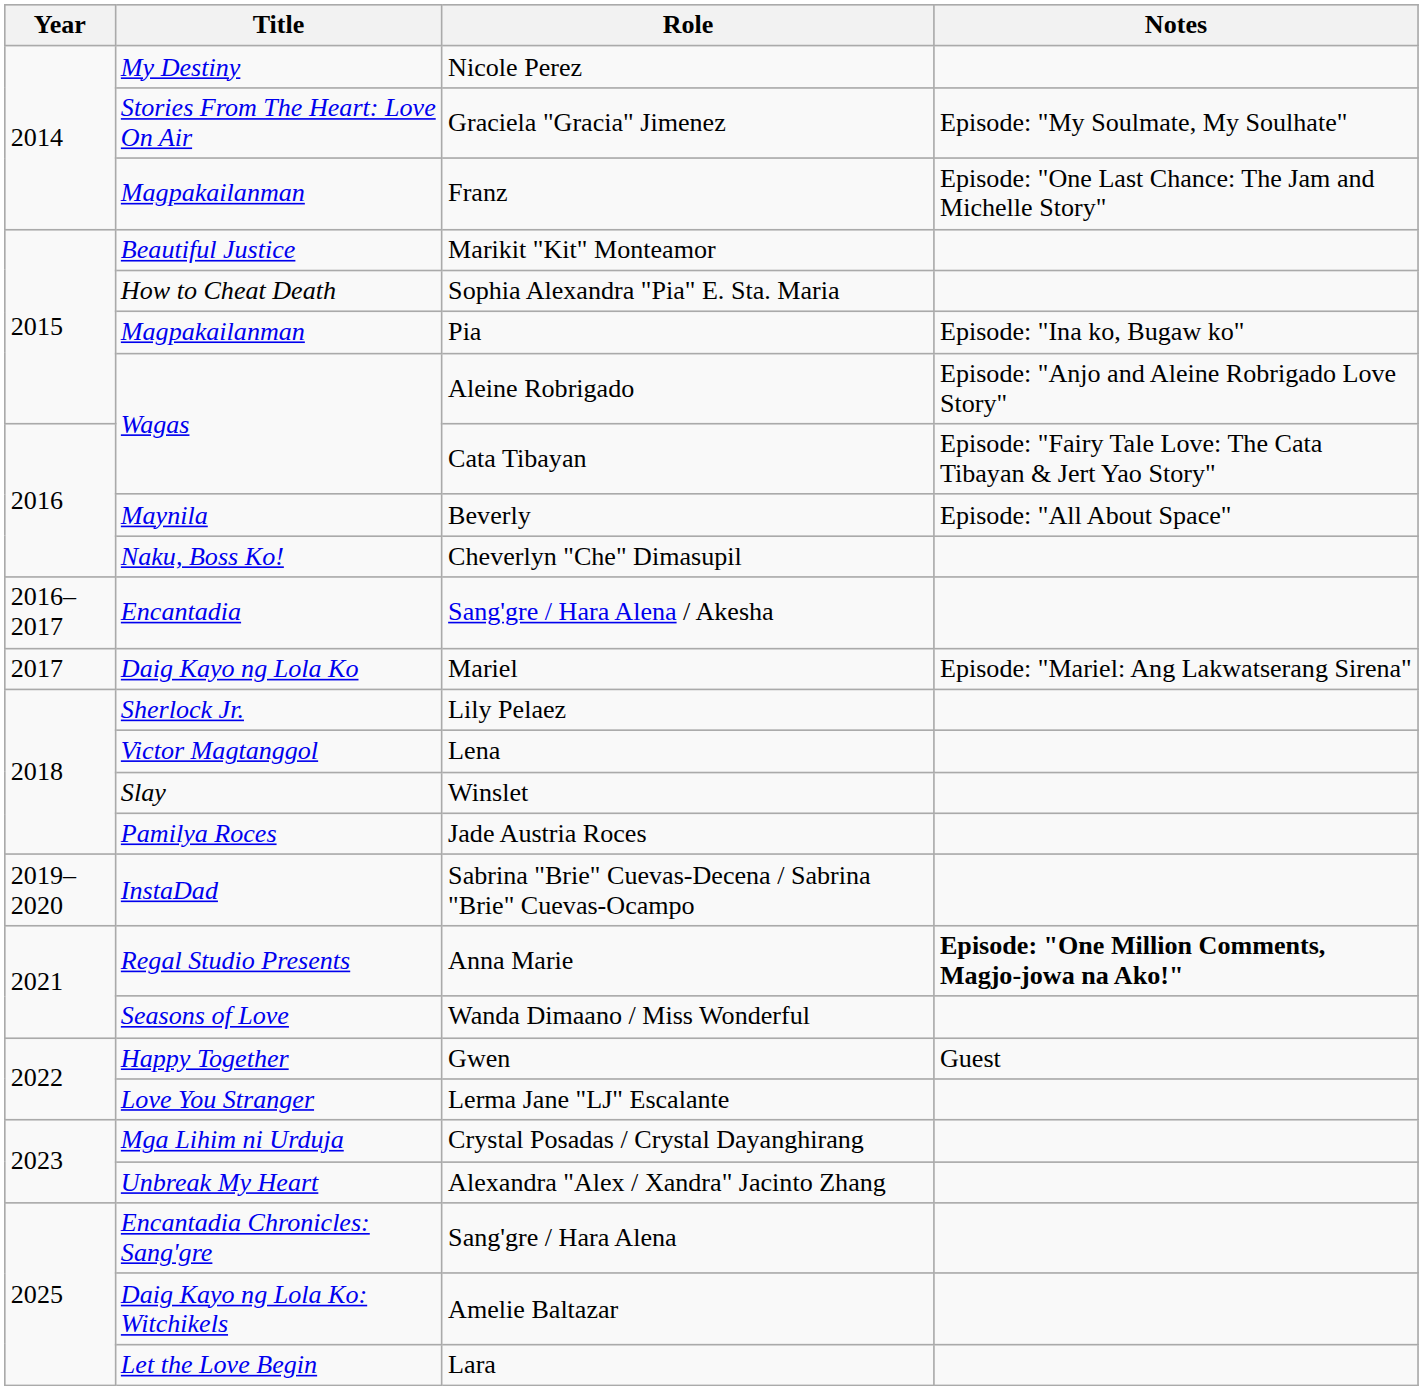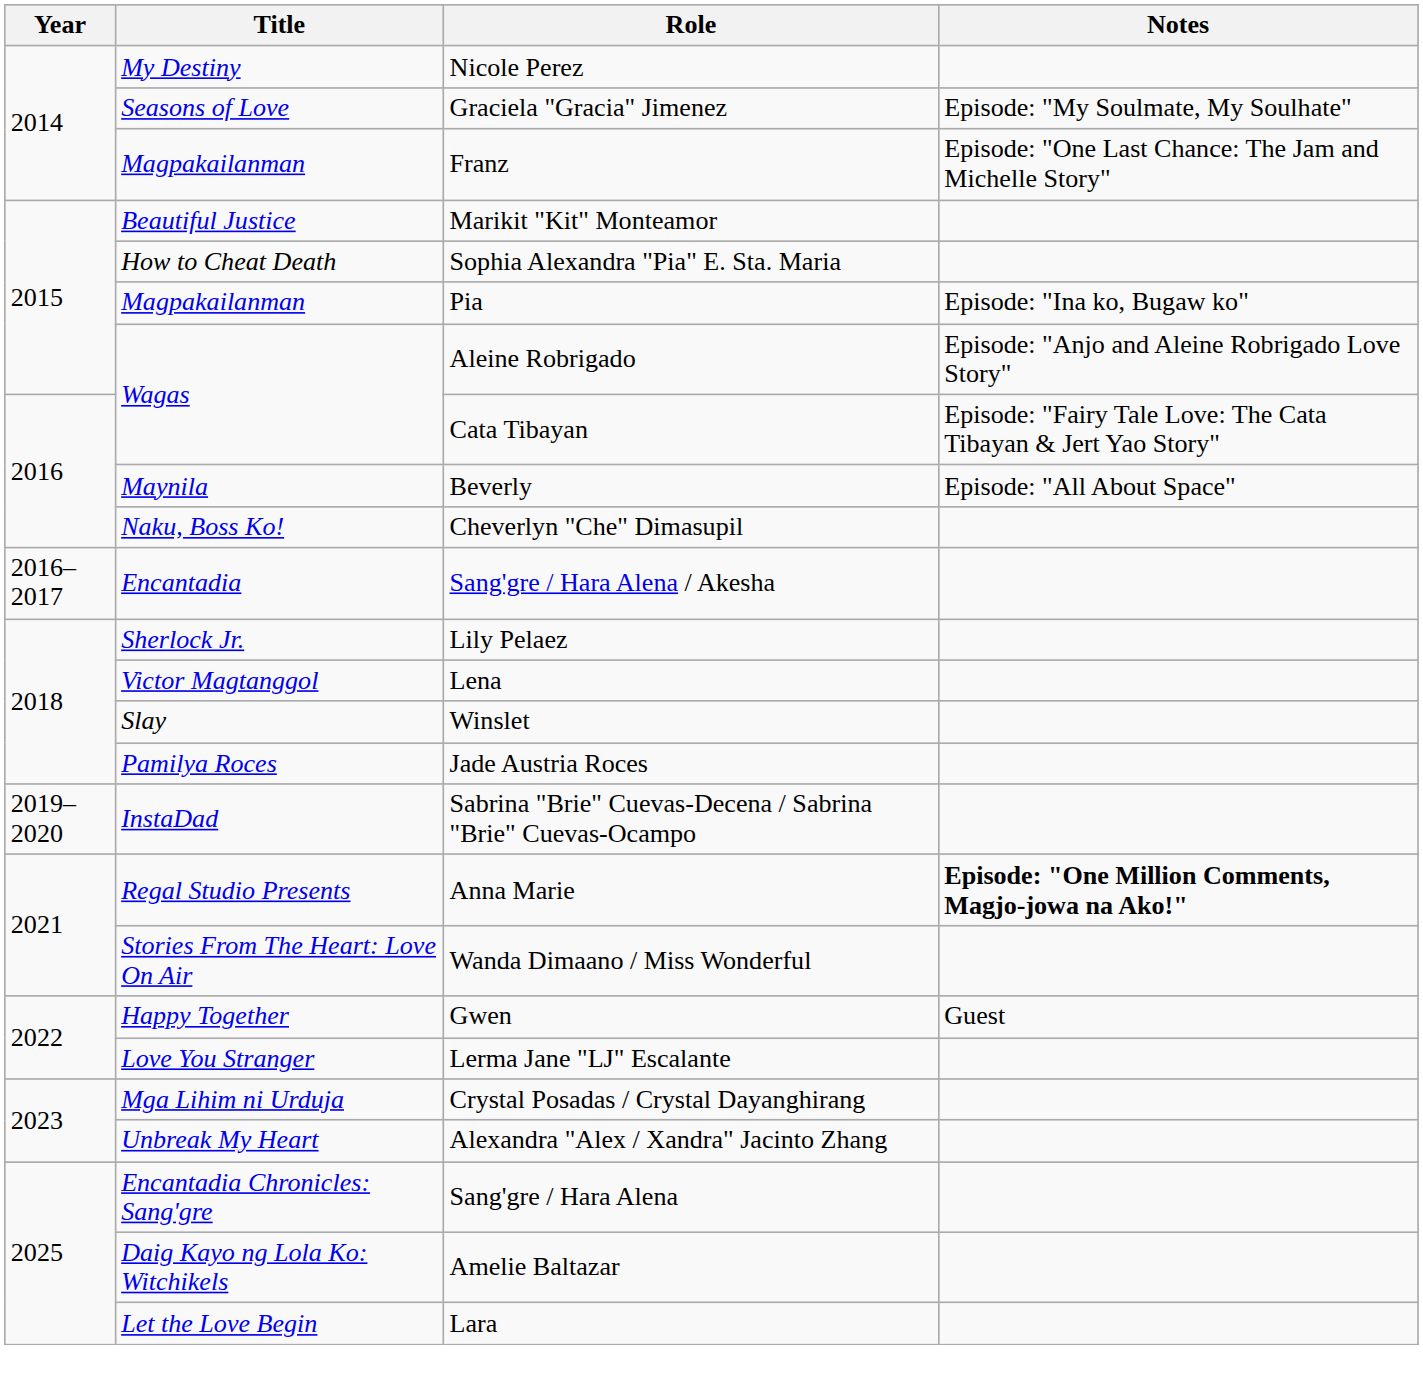(278, 122) Stories From The Heart: Love On Air -> (205, 107) Seasons of Love
- row: (483, 668)
(205, 1016) Seasons of Love -> (279, 960) Stories From The Heart: Love On Air
